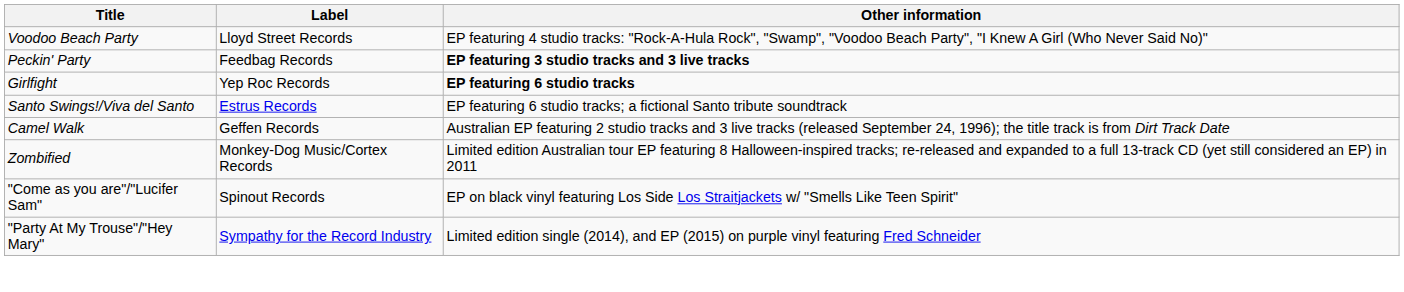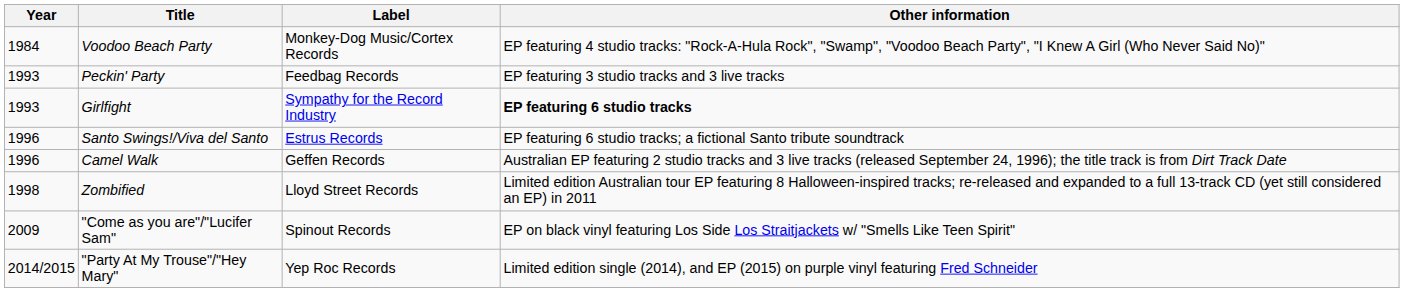+ column: (41, 15)
(286, 38) Lloyd Street Records -> (369, 46) Monkey-Dog Music/Cortex Records
(598, 60) bold -> (644, 76) normal
(274, 83) Yep Roc Records -> (364, 107) Sympathy for the Record Industry
(303, 159) Monkey-Dog Music/Cortex Records -> (352, 191) Lloyd Street Records
(325, 236) Sympathy for the Record Industry -> (340, 268) Yep Roc Records
